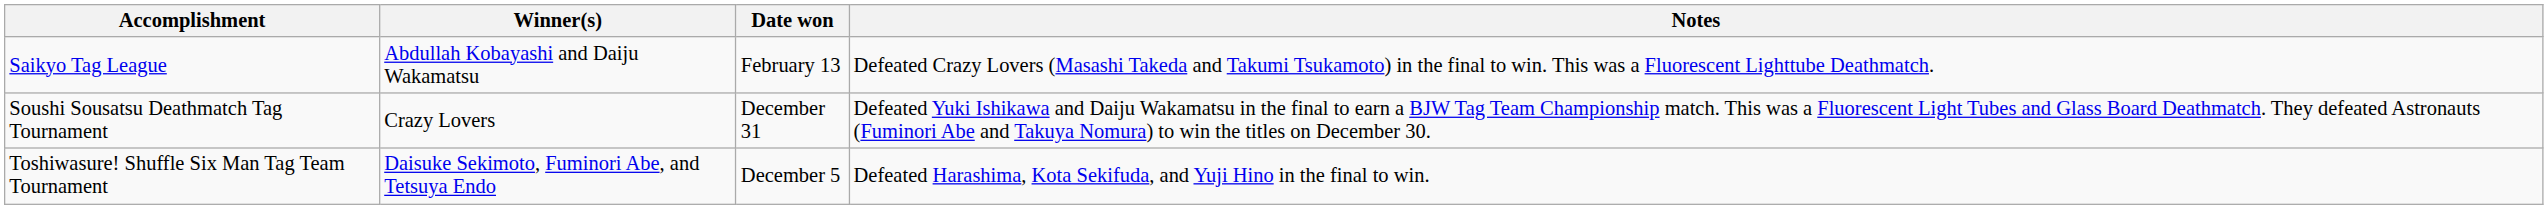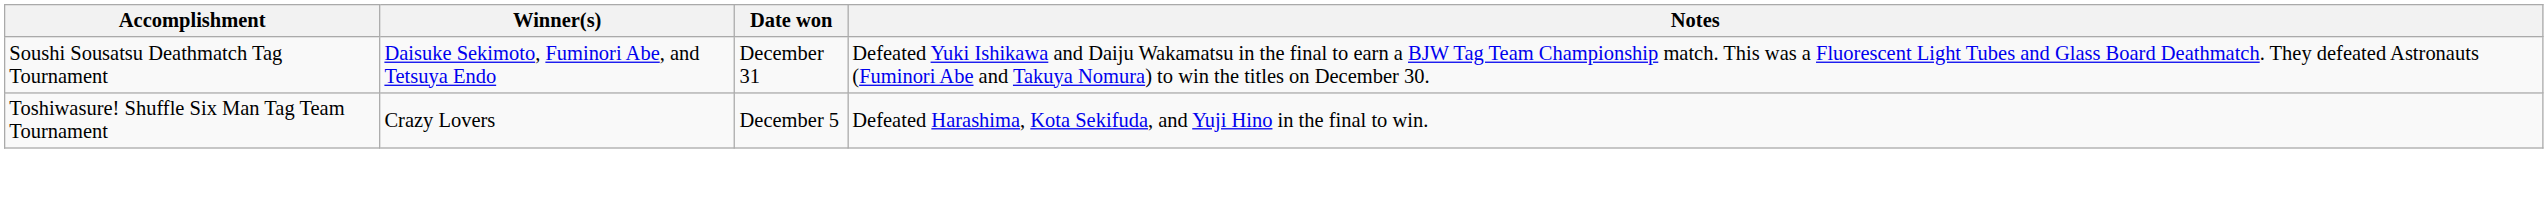- row: (88, 64)
(440, 120) Crazy Lovers -> (542, 64) Daisuke Sekimoto, Fuminori Abe, and Tetsuya Endo
(542, 175) Daisuke Sekimoto, Fuminori Abe, and Tetsuya Endo -> (440, 120) Crazy Lovers
